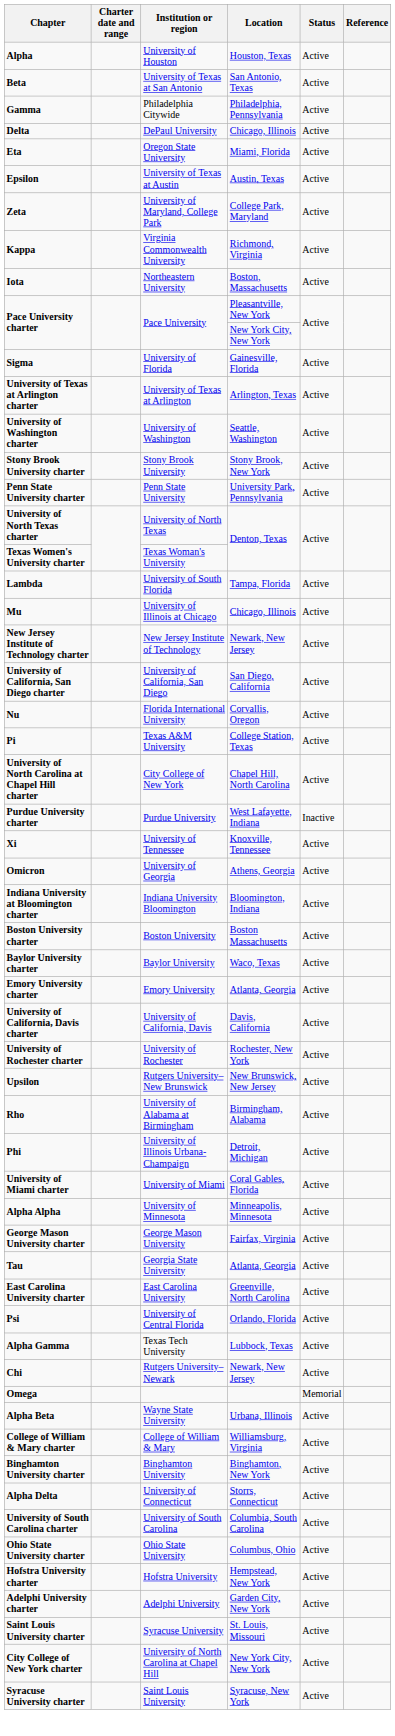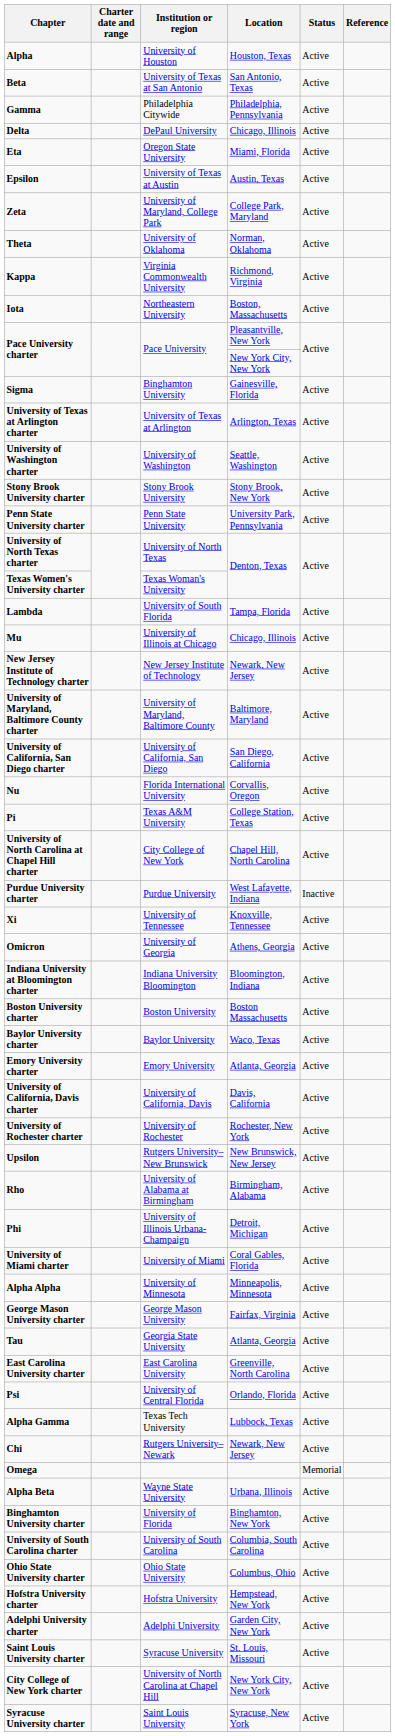+ row: (19, 244)
(170, 362) University of Florida -> (168, 389) Binghamton University
+ row: (45, 714)
- row: (46, 1442)
(168, 1469) Binghamton University -> (170, 1518) University of Florida
- row: (32, 1496)
